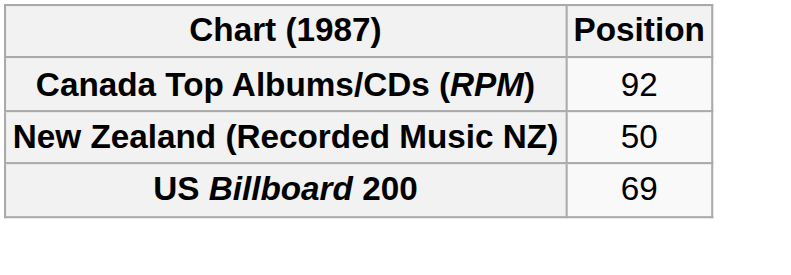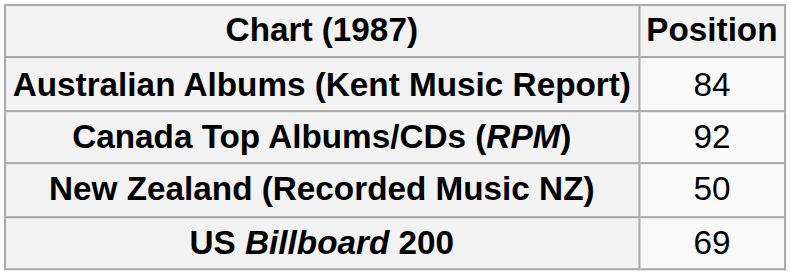+ row: (322, 83)
